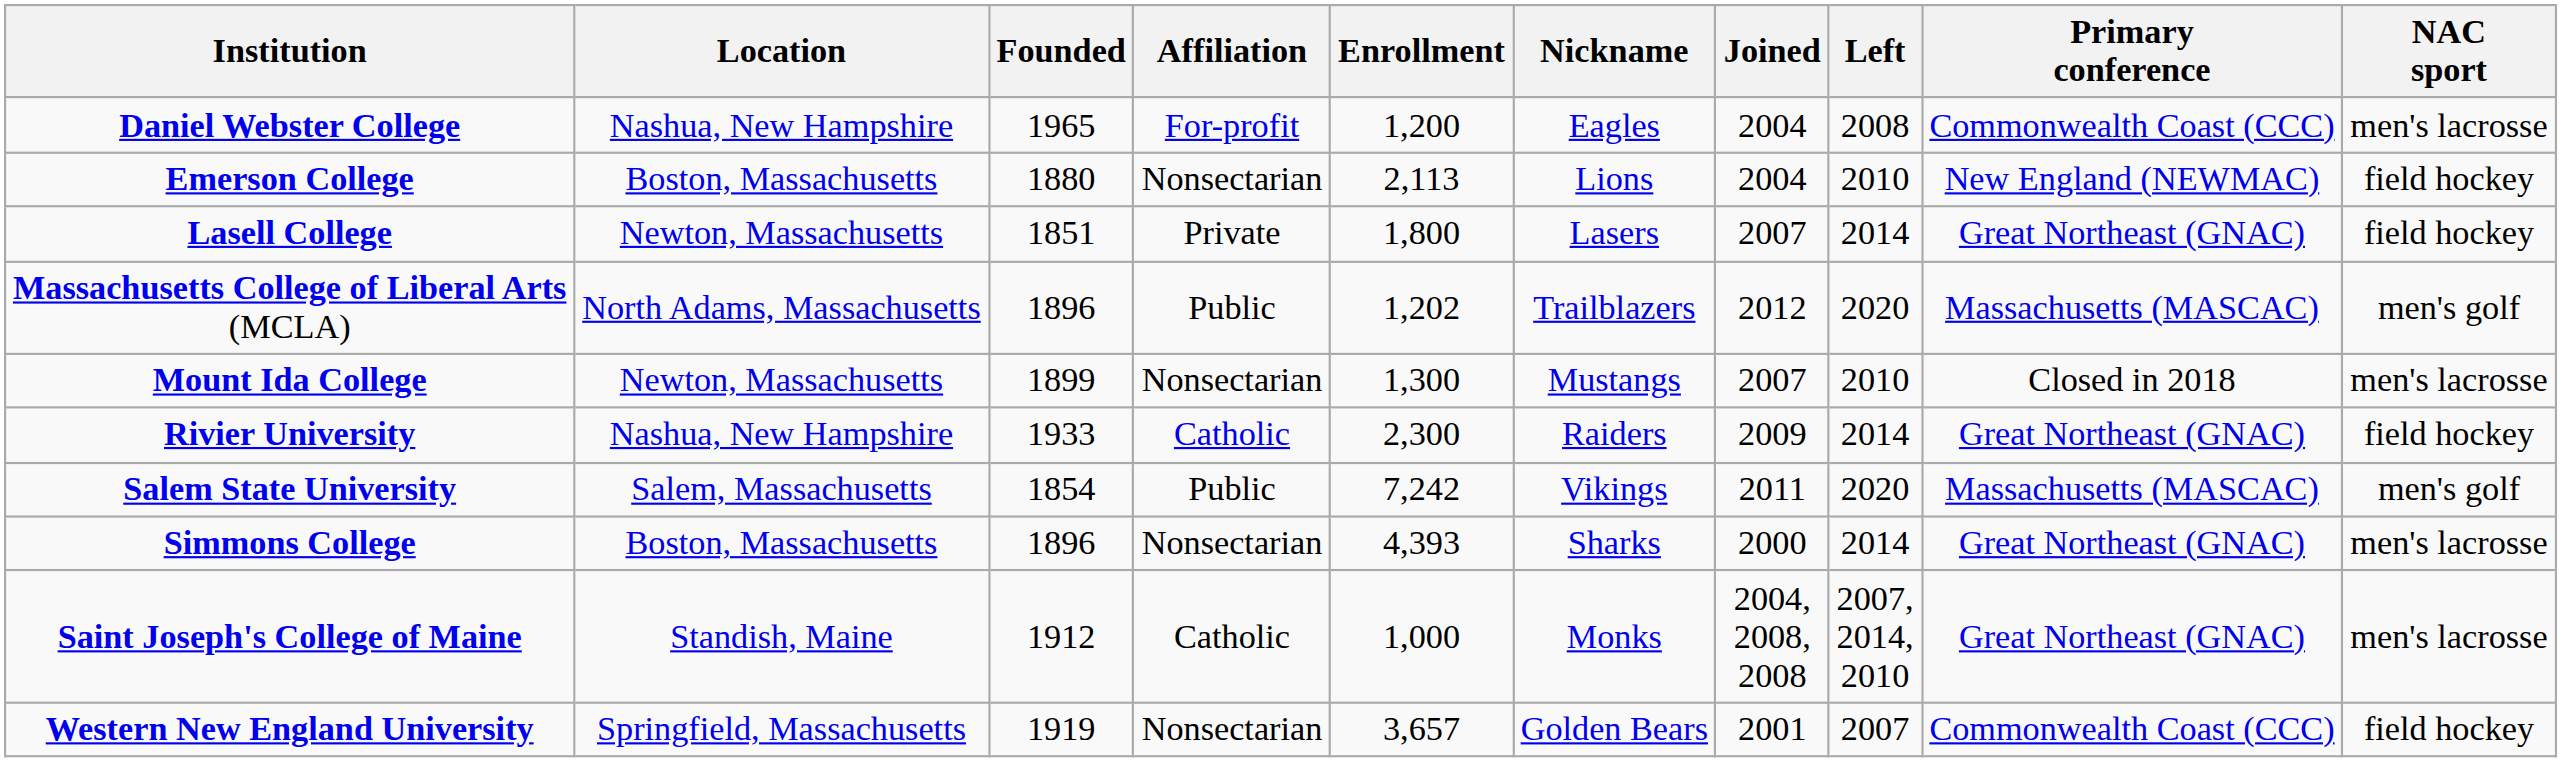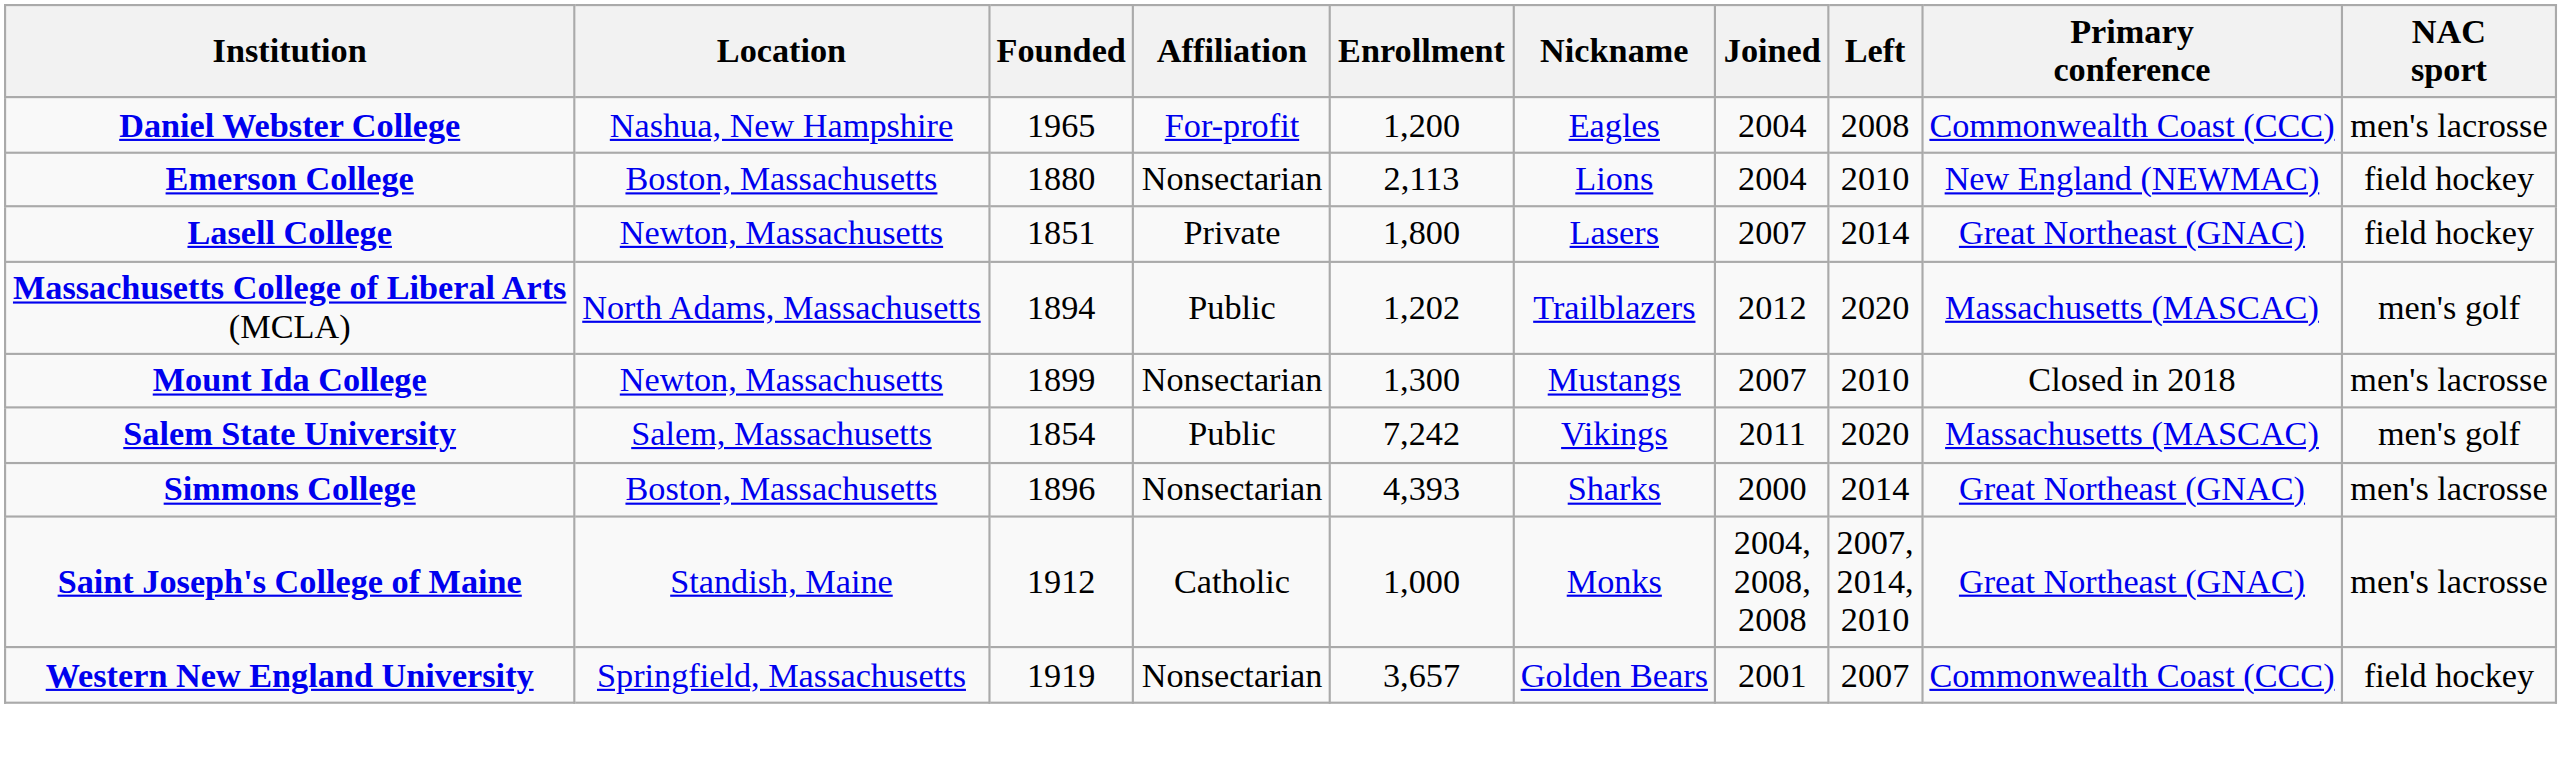(1061, 306) 1896 -> (1061, 306) 1894
- row: (290, 434)
